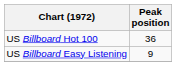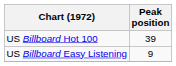(150, 38) 36 -> (150, 38) 39
